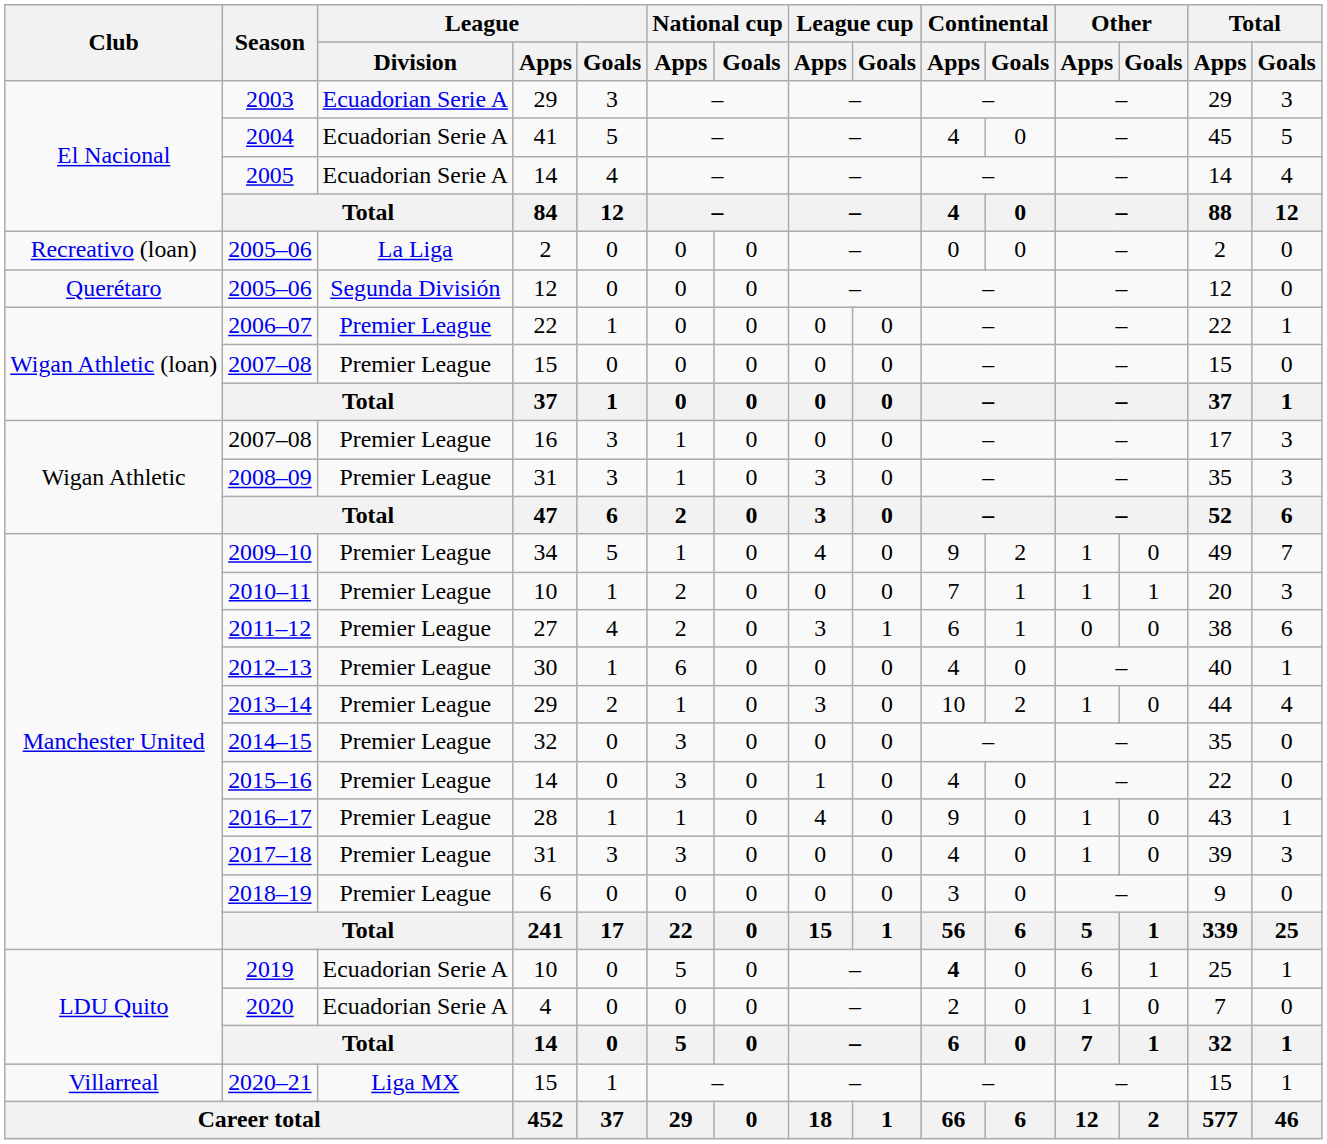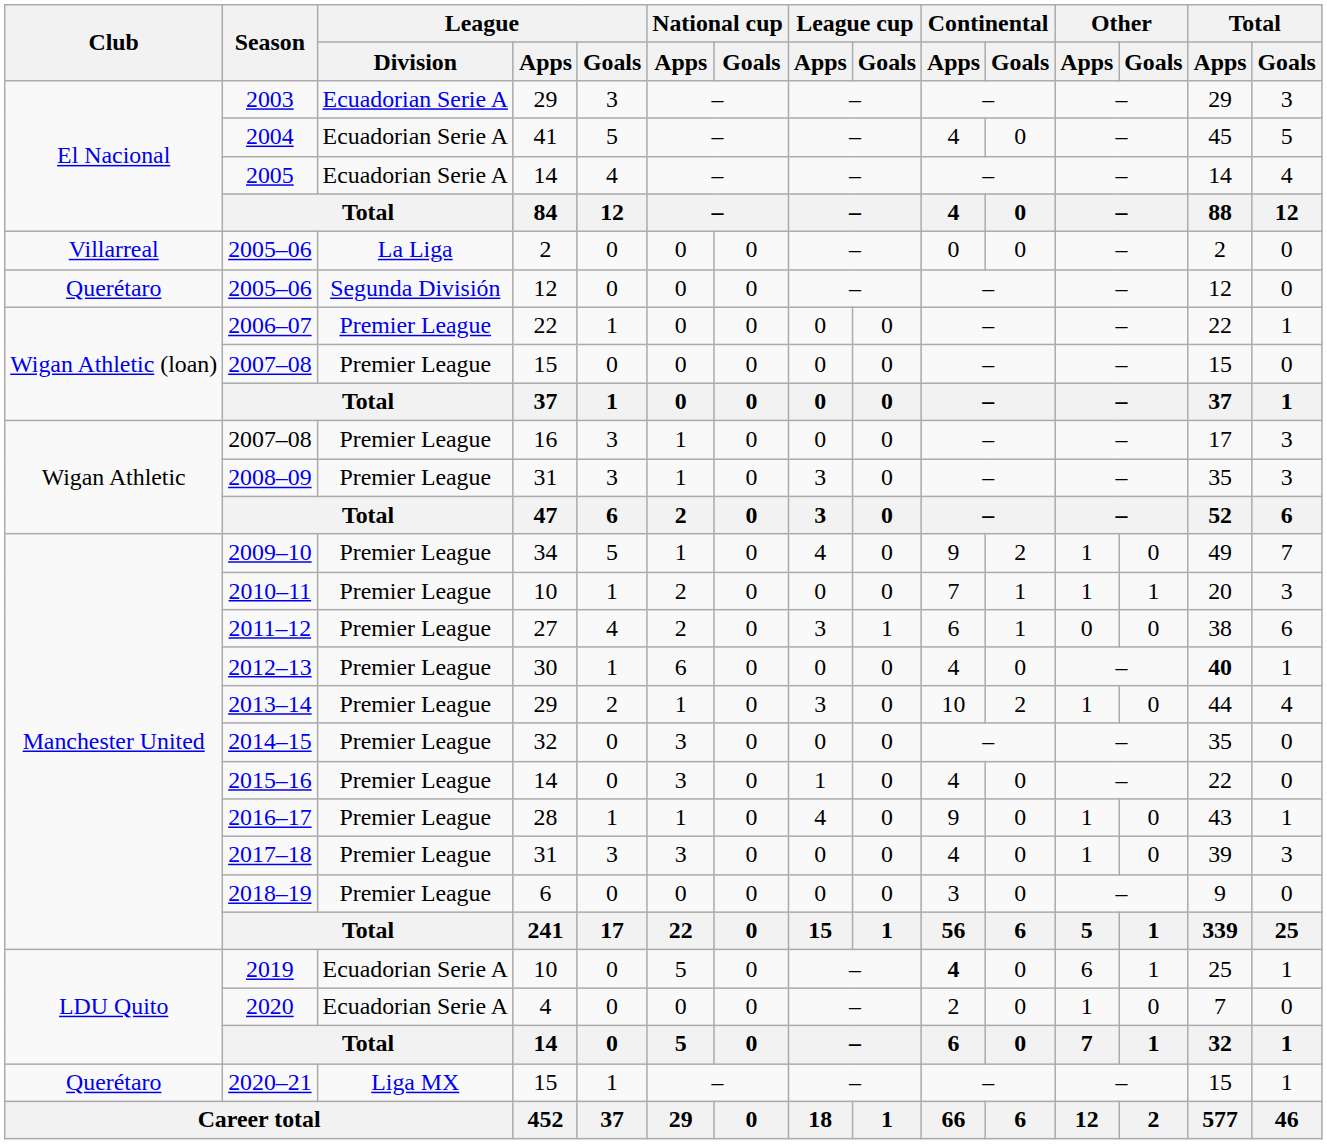(114, 250) Recreativo (loan) -> (114, 250) Villarreal
(1220, 666) normal -> (1220, 666) bold
(114, 1082) Villarreal -> (114, 1082) Querétaro
